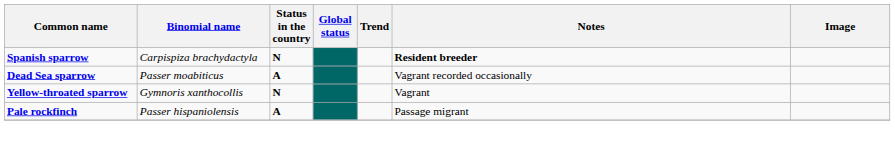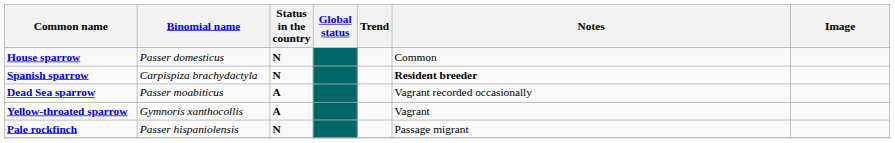+ row: (44, 57)
(277, 93) N -> (277, 111) A
(277, 111) A -> (277, 129) N
